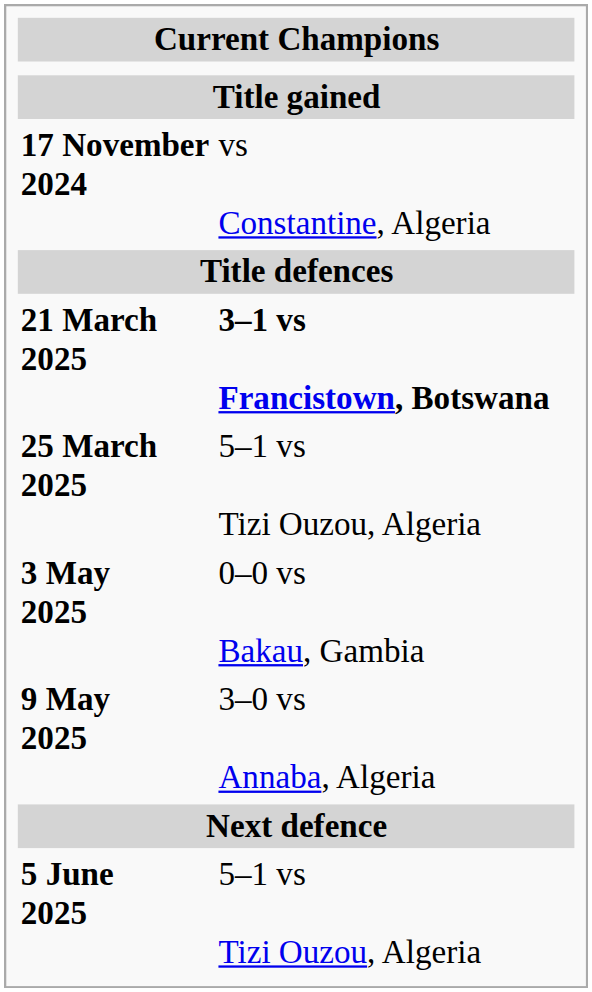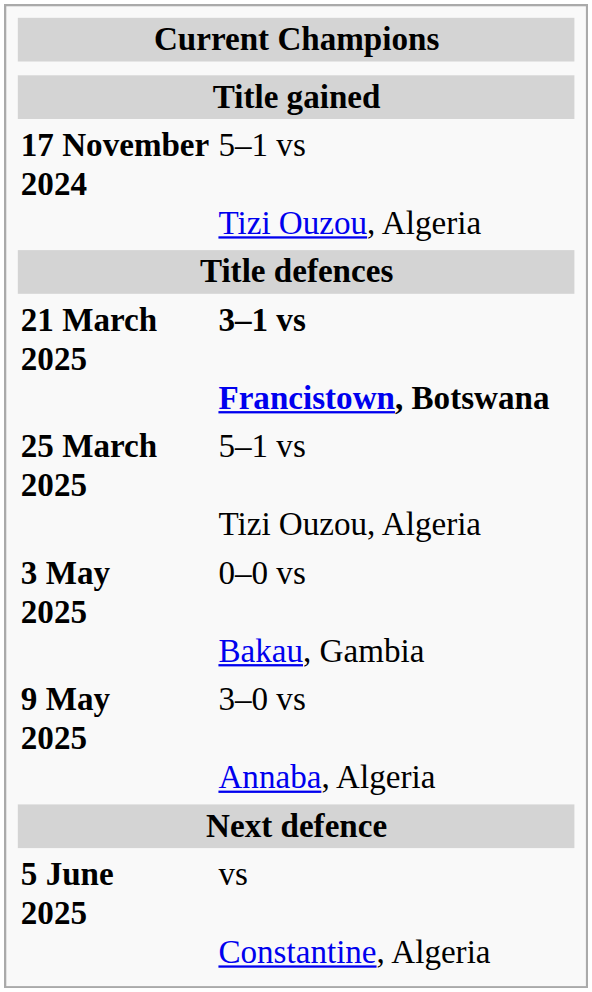(354, 183) vs Constantine, Algeria -> (350, 183) 5–1 vs Tizi Ouzou, Algeria
(350, 912) 5–1 vs Tizi Ouzou, Algeria -> (354, 912) vs Constantine, Algeria
